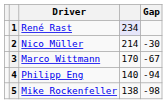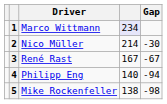(47, 28) René Rast -> (61, 28) Marco Wittmann
(61, 59) Marco Wittmann -> (47, 59) René Rast
(130, 59) 170 -> (130, 59) 167
